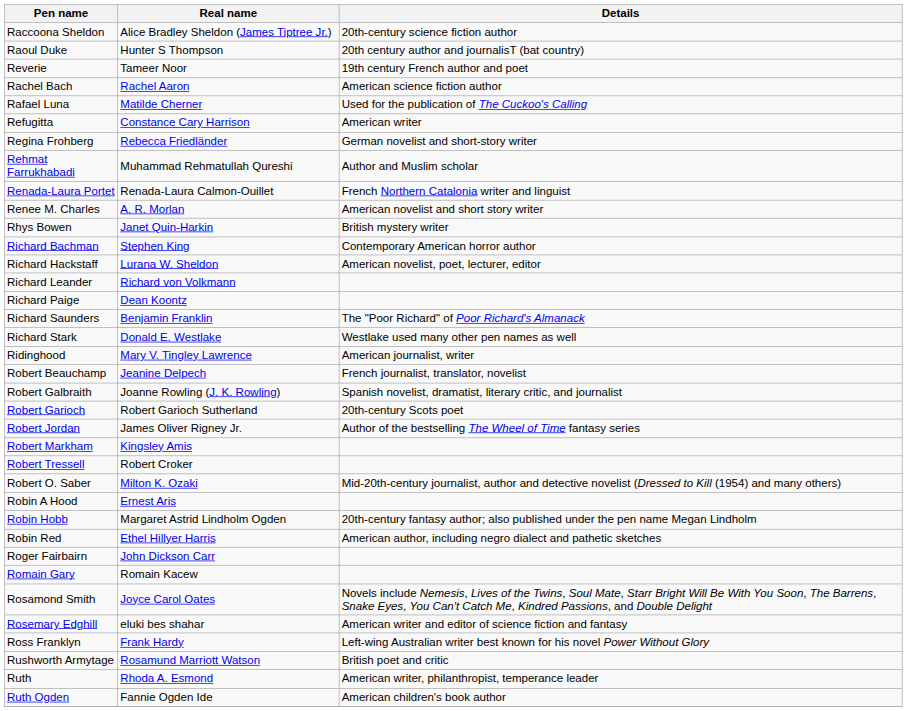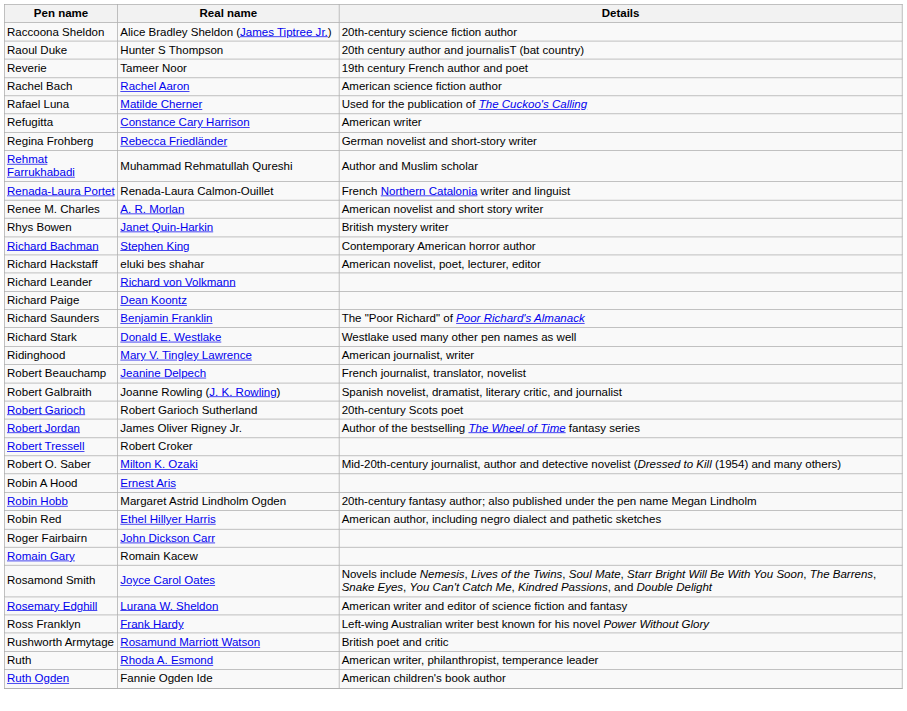(169, 264) Lurana W. Sheldon -> (162, 264) eluki bes shahar
- row: (50, 446)
(162, 624) eluki bes shahar -> (169, 605) Lurana W. Sheldon
